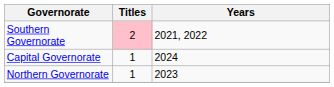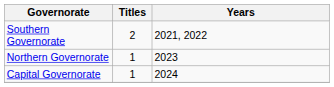(132, 35) pink background -> (132, 35) no background
rows swapped: (58, 74) <-> (54, 58)
